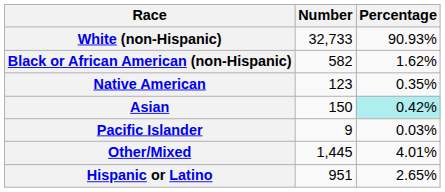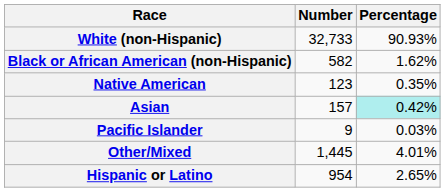(341, 107) 150 -> (341, 107) 157
(341, 175) 951 -> (341, 175) 954
